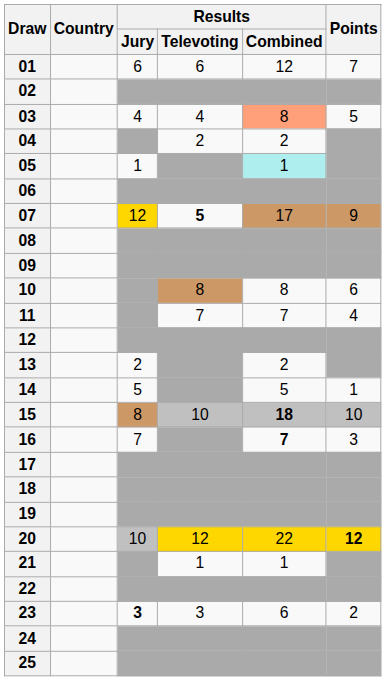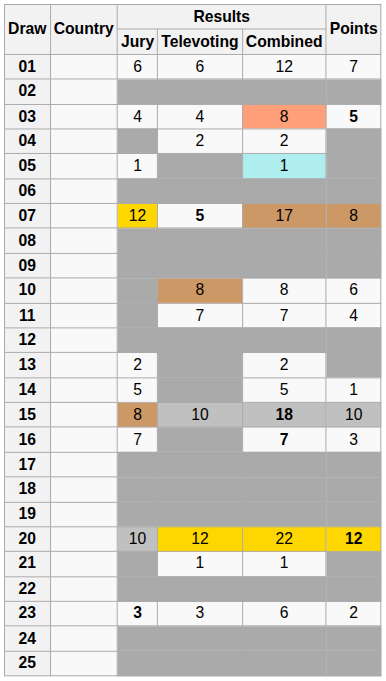(354, 116) normal -> (354, 116) bold
(354, 215) 9 -> (354, 215) 8
